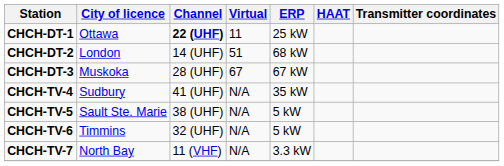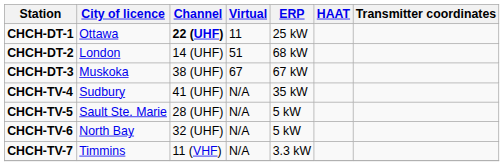(198, 72) 28 (UHF) -> (198, 72) 38 (UHF)
(198, 111) 38 (UHF) -> (198, 111) 28 (UHF)
(102, 131) Timmins -> (107, 131) North Bay
(107, 151) North Bay -> (102, 151) Timmins
